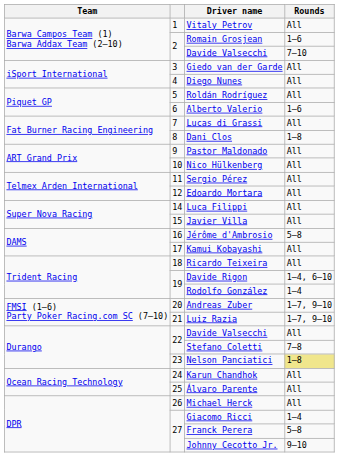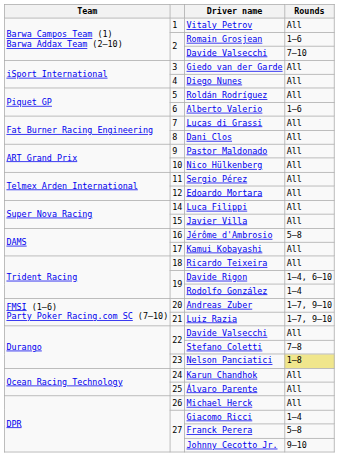(294, 137) 1–8 -> (294, 137) All
